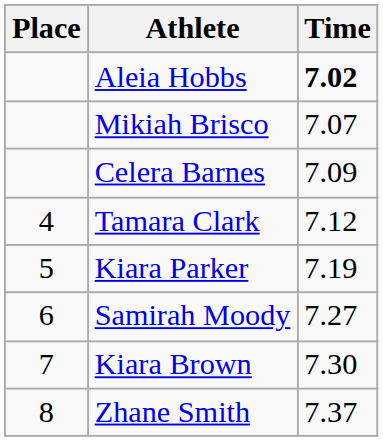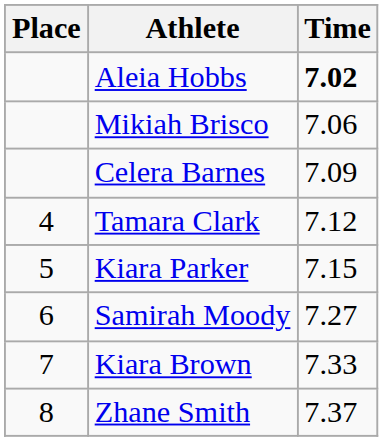(331, 124) 7.07 -> (331, 124) 7.06
(331, 268) 7.19 -> (331, 268) 7.15
(331, 364) 7.30 -> (331, 364) 7.33
